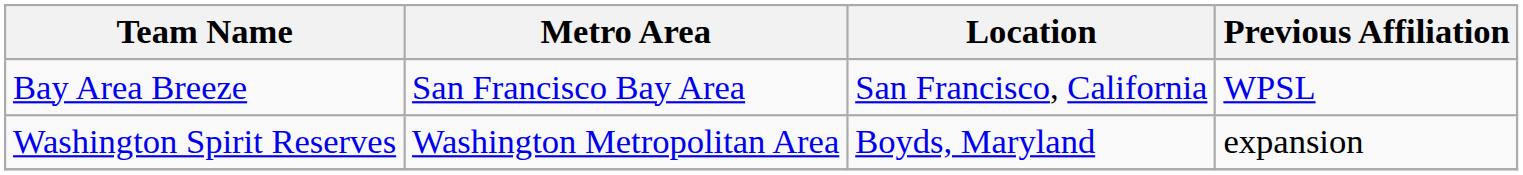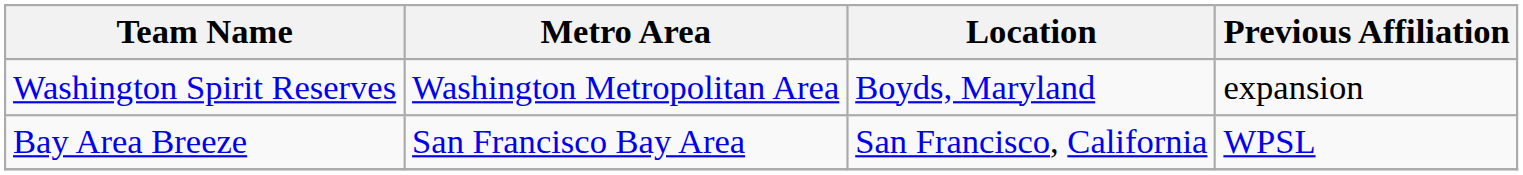rows swapped: (130, 86) <-> (205, 141)
